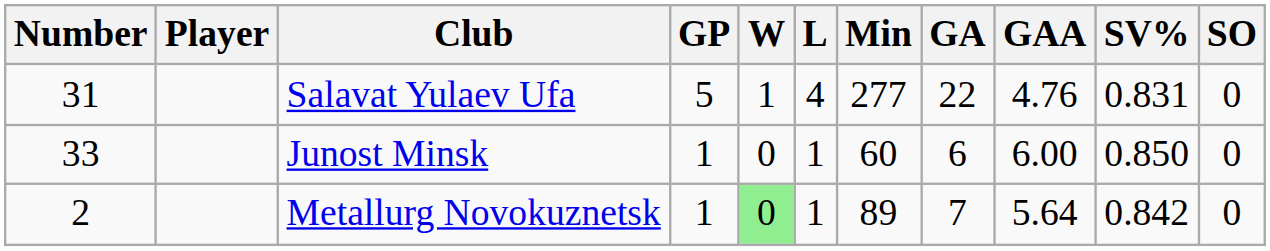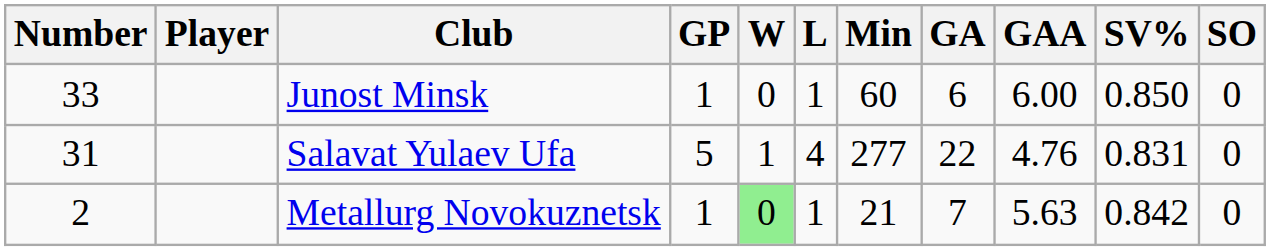rows swapped: (387, 153) <-> (431, 93)
(878, 213) 89 -> (878, 213) 21
(1045, 213) 5.64 -> (1045, 213) 5.63
